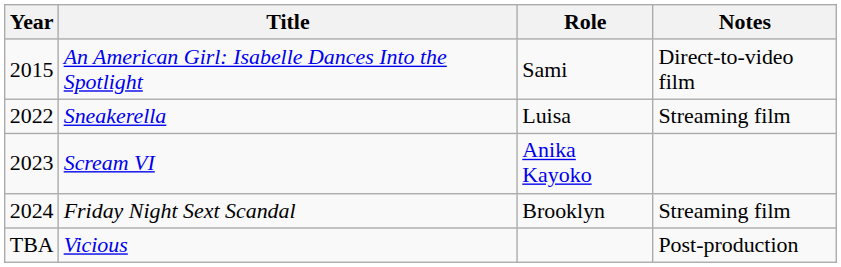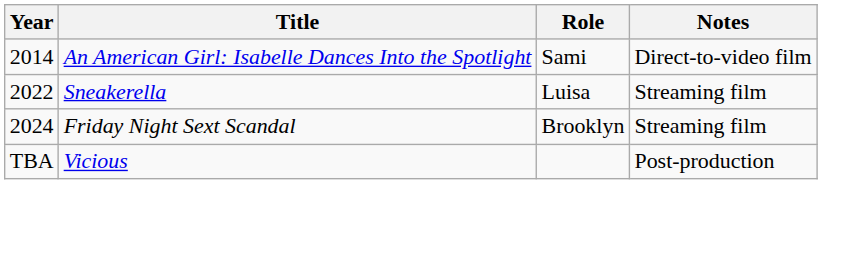(32, 68) 2015 -> (32, 56) 2014
- row: (109, 163)
